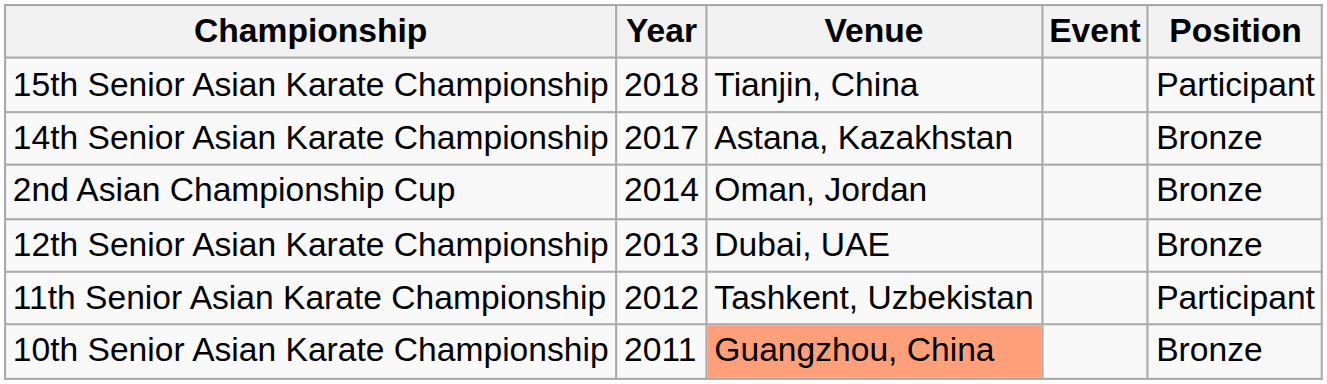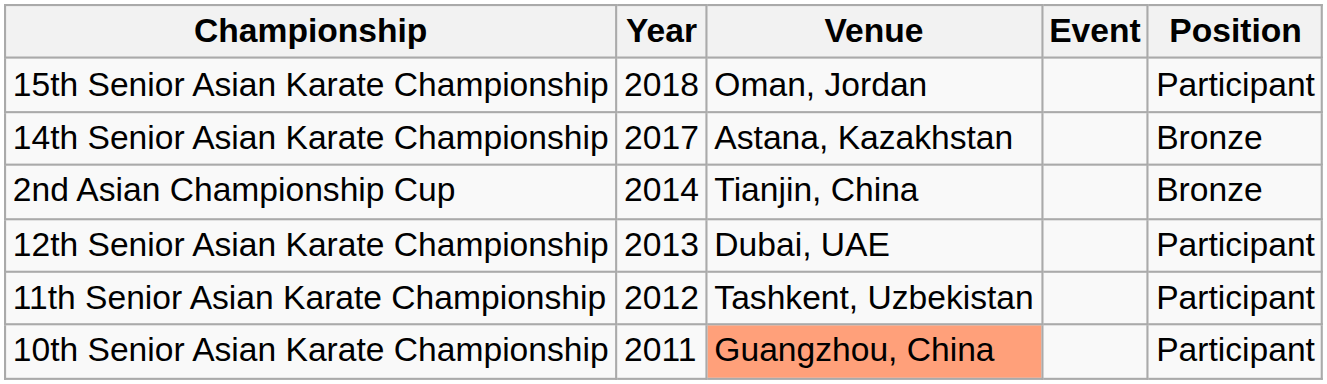(816, 84) Tianjin, China -> (821, 84) Oman, Jordan
(821, 191) Oman, Jordan -> (816, 191) Tianjin, China
(1209, 244) Bronze -> (1236, 244) Participant
(1209, 350) Bronze -> (1236, 350) Participant
